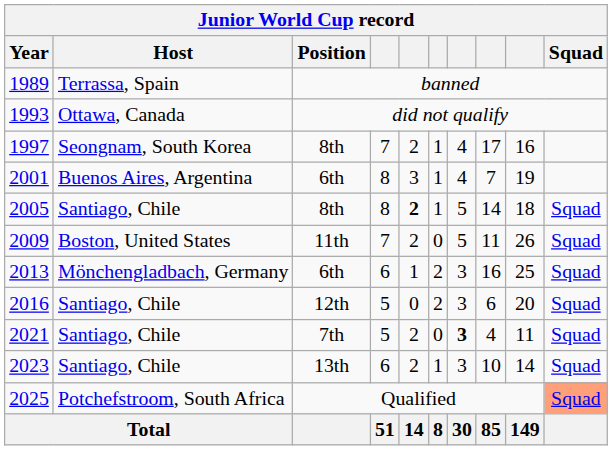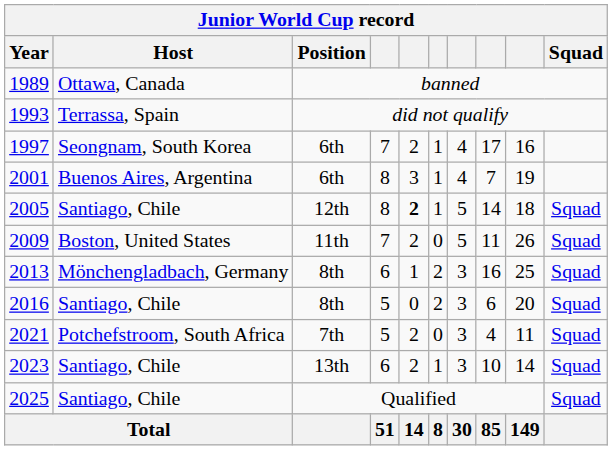(118, 83) Terrassa, Spain -> (121, 83) Ottawa, Canada
(121, 114) Ottawa, Canada -> (118, 114) Terrassa, Spain
(332, 146) 8th -> (332, 146) 6th
(332, 209) 8th -> (332, 209) 12th
(332, 271) 6th -> (332, 271) 8th
(332, 303) 12th -> (332, 303) 8th
(119, 334) Santiago, Chile -> (171, 334) Potchefstroom, South Africa
(462, 334) bold -> (462, 334) normal
(171, 397) Potchefstroom, South Africa -> (119, 397) Santiago, Chile
(576, 397) lightsalmon background -> (576, 397) no background
